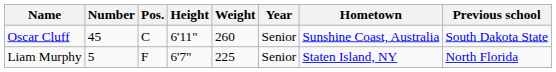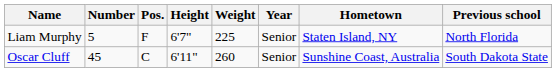rows swapped: (39, 36) <-> (45, 57)
